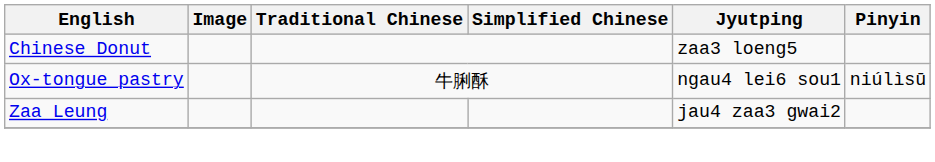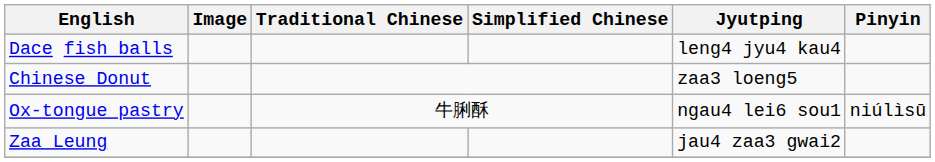+ row: (91, 49)
